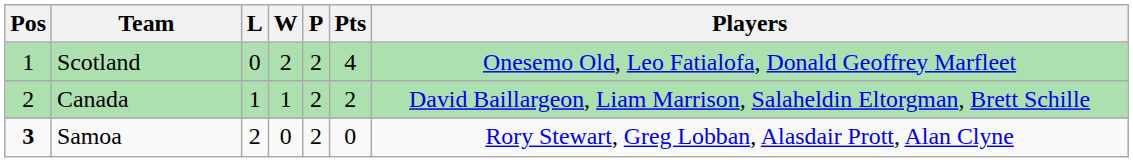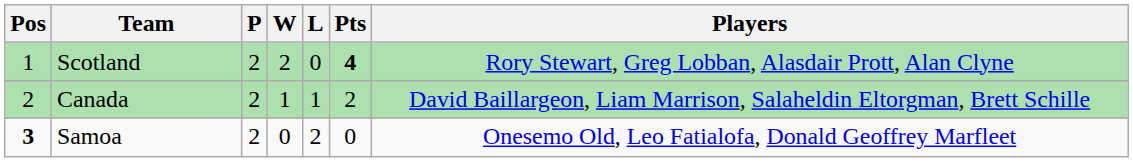columns swapped: (316, 23) <-> (255, 23)
(350, 61) normal -> (350, 61) bold
(750, 61) Onesemo Old, Leo Fatialofa, Donald Geoffrey Marfleet -> (750, 61) Rory Stewart, Greg Lobban, Alasdair Prott, Alan Clyne
(750, 136) Rory Stewart, Greg Lobban, Alasdair Prott, Alan Clyne -> (750, 136) Onesemo Old, Leo Fatialofa, Donald Geoffrey Marfleet
